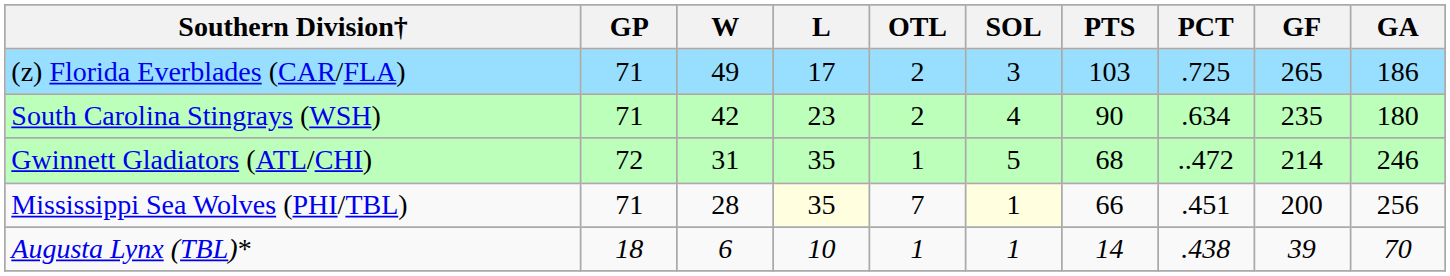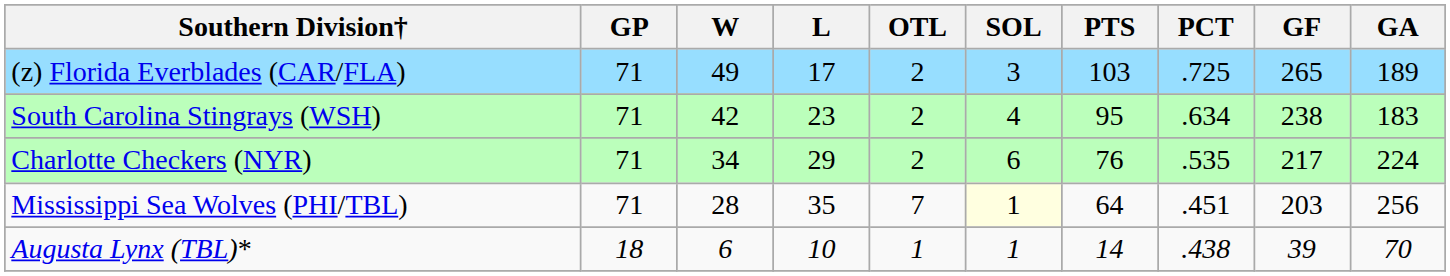(1398, 71) 186 -> (1398, 71) 189
(1110, 115) 90 -> (1110, 115) 95
(1302, 115) 235 -> (1302, 115) 238
(1398, 115) 180 -> (1398, 115) 183
+ row: (161, 159)
- row: (192, 159)
(821, 204) lightyellow background -> (821, 204) no background
(1110, 204) 66 -> (1110, 204) 64
(1302, 204) 200 -> (1302, 204) 203
